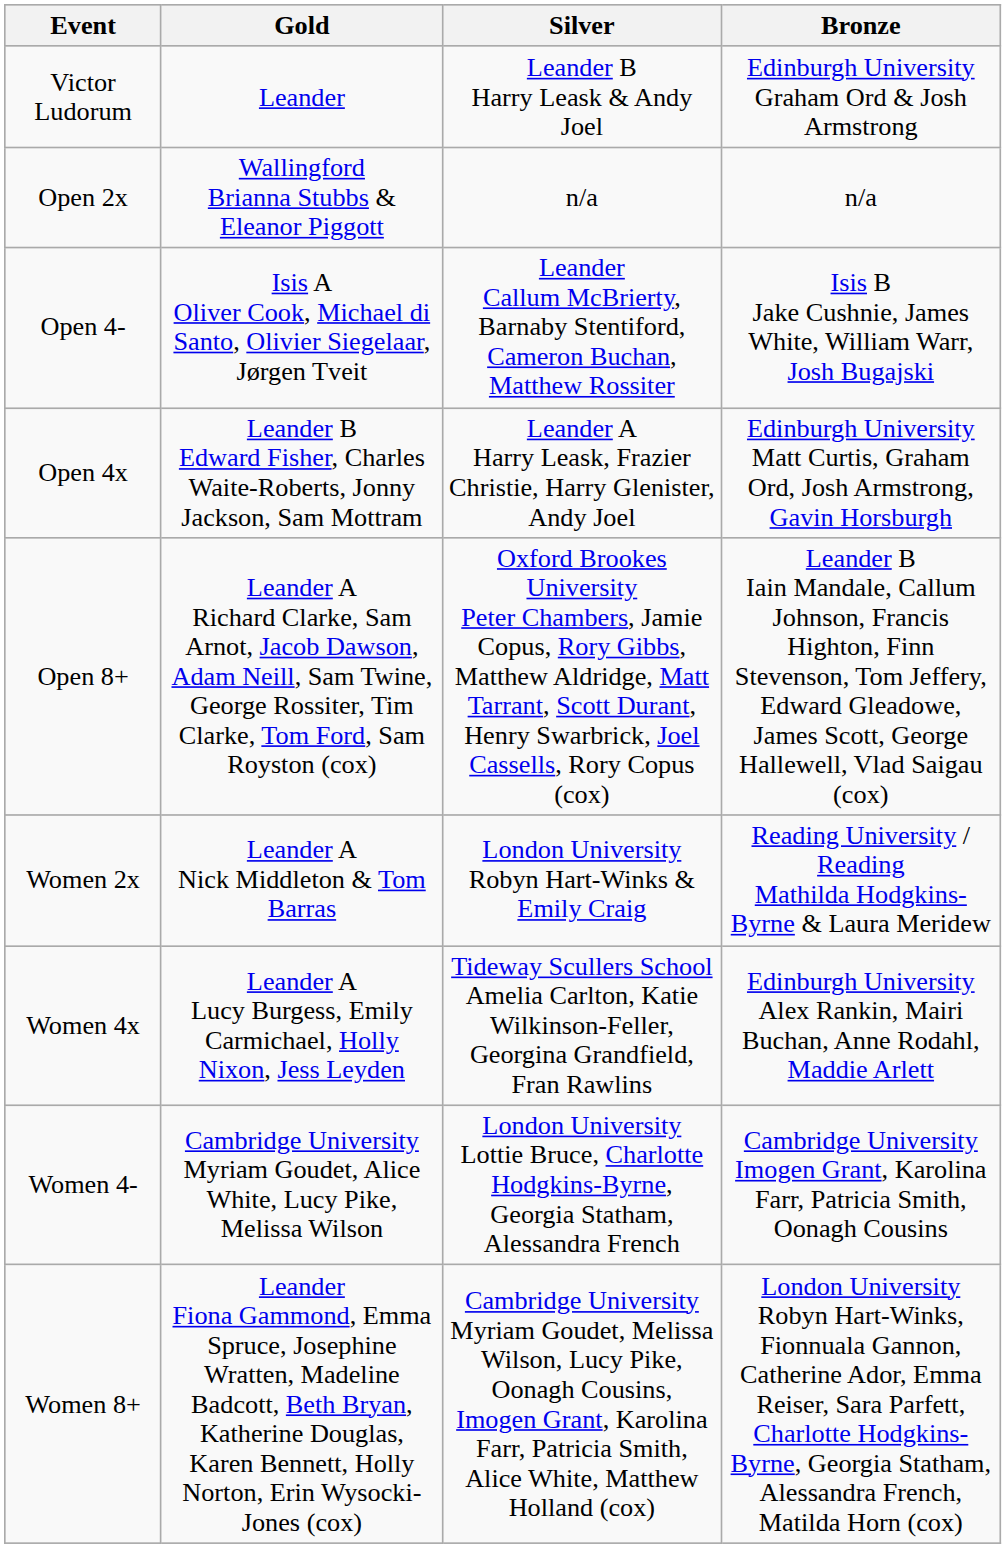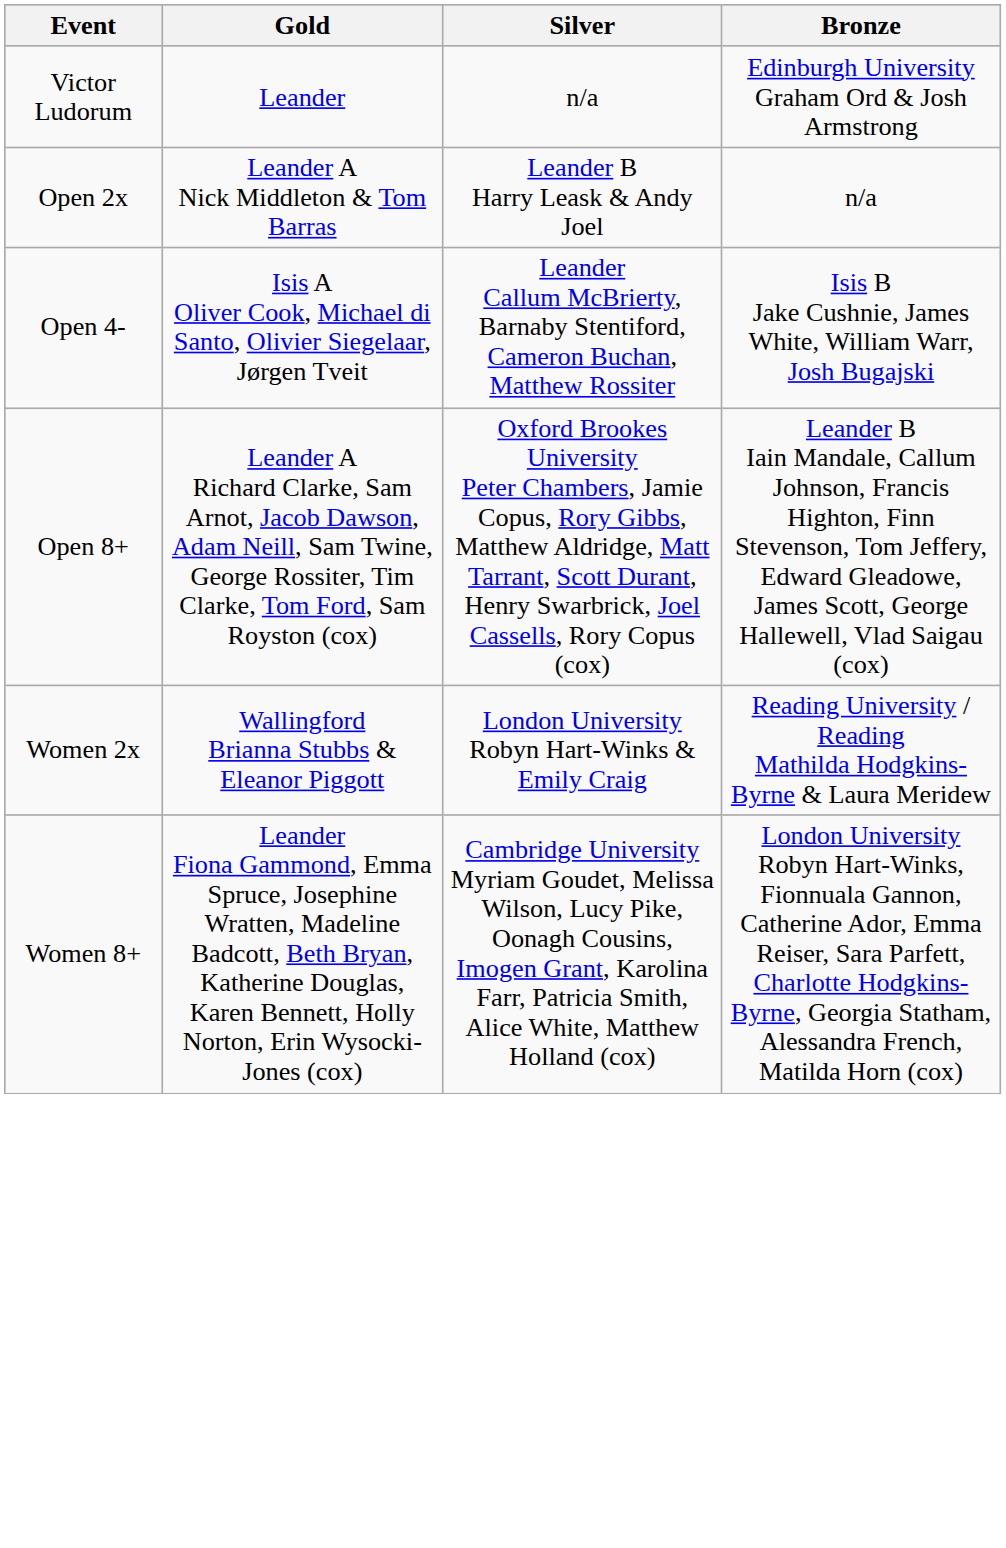(582, 96) Leander B Harry Leask & Andy Joel -> (582, 96) n/a
(302, 197) Wallingford Brianna Stubbs & Eleanor Piggott -> (302, 197) Leander A Nick Middleton & Tom Barras
(582, 197) n/a -> (582, 197) Leander B Harry Leask & Andy Joel
- row: (83, 472)
(302, 880) Leander A Nick Middleton & Tom Barras -> (302, 749) Wallingford Brianna Stubbs & Eleanor Piggott
- row: (83, 1025)
- row: (83, 1184)
